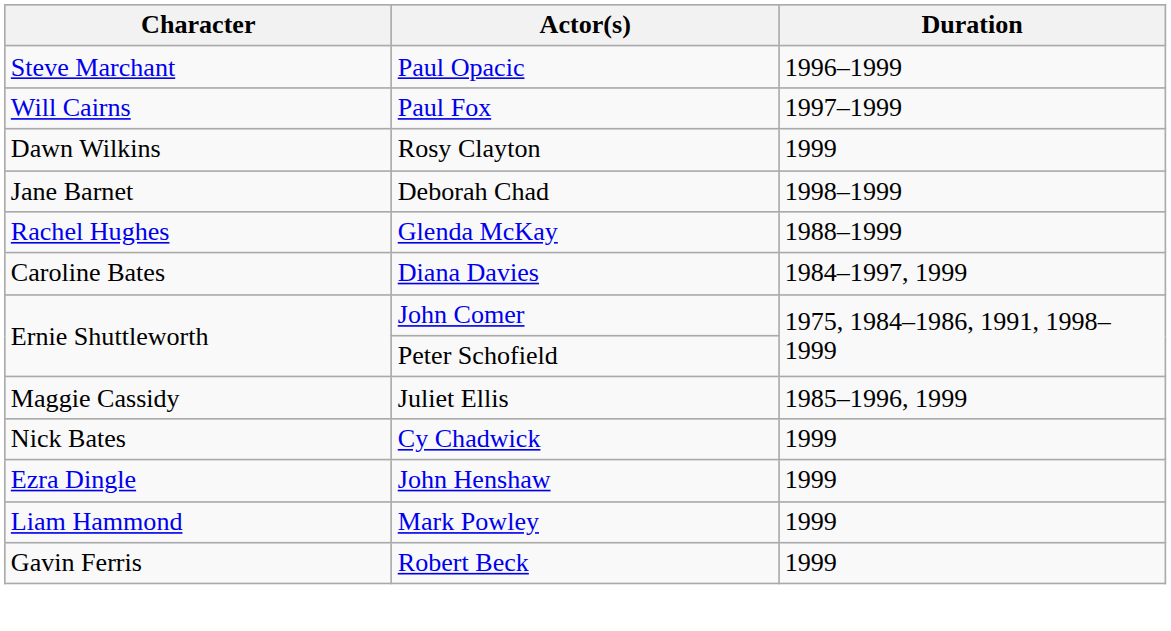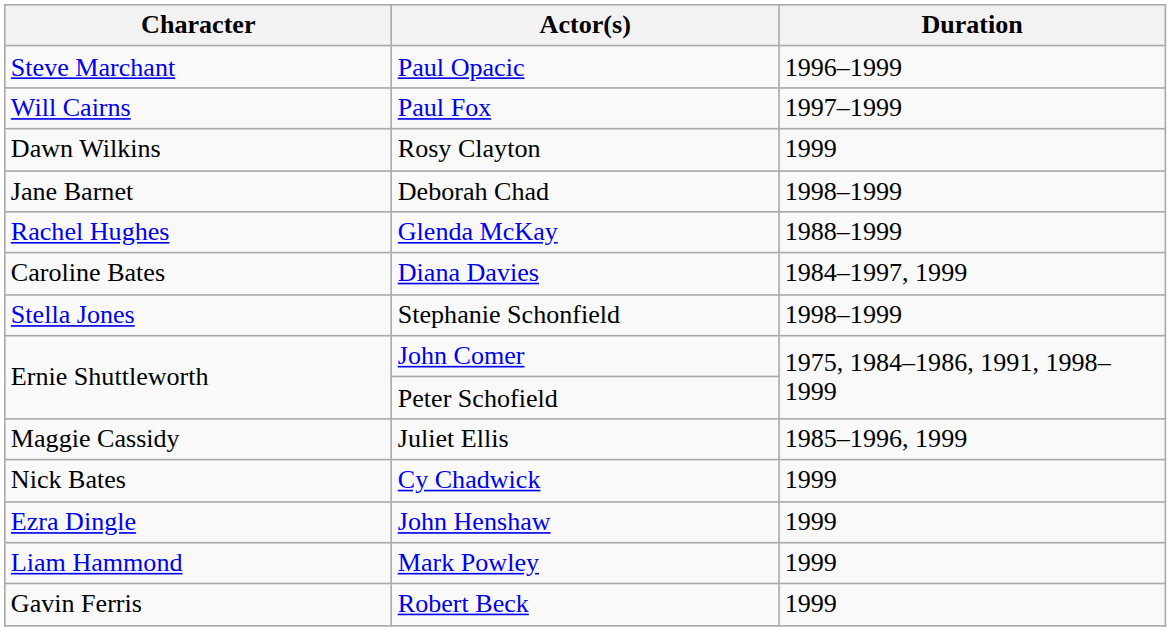+ row: (509, 314)
